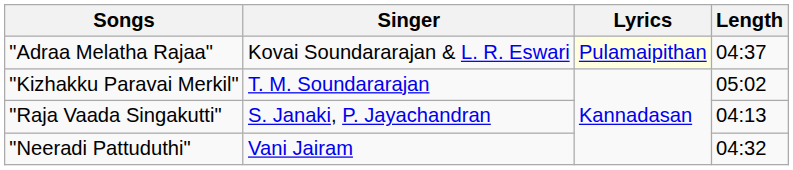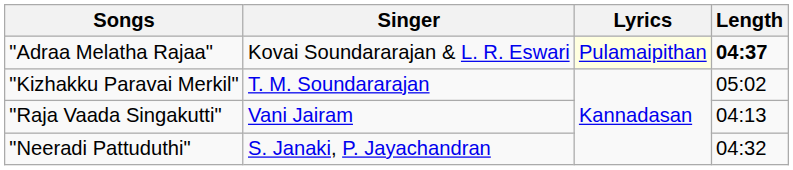(741, 52) normal -> (742, 52) bold
(369, 116) S. Janaki, P. Jayachandran -> (300, 116) Vani Jairam
(300, 148) Vani Jairam -> (369, 148) S. Janaki, P. Jayachandran
